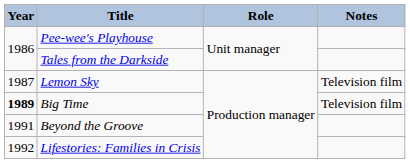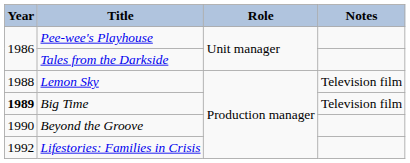(21, 81) 1987 -> (21, 81) 1988
(21, 125) 1991 -> (21, 125) 1990
